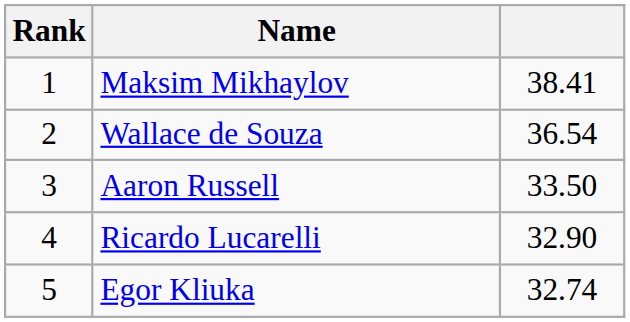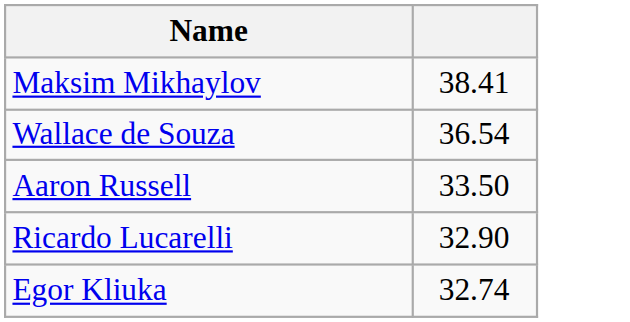- column: (49, 30)
